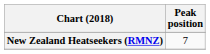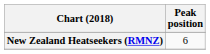(185, 40) 7 -> (185, 40) 6
